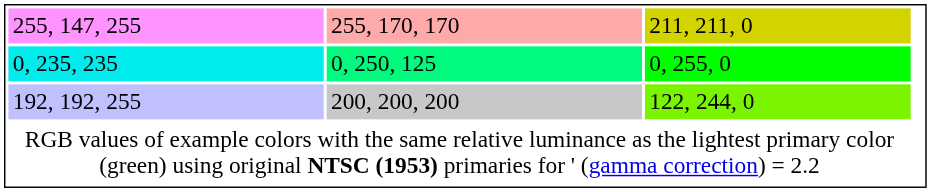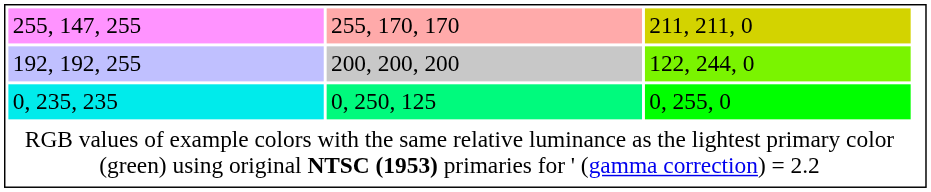rows swapped: (77, 101) <-> (65, 63)
